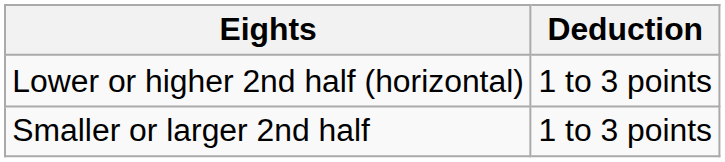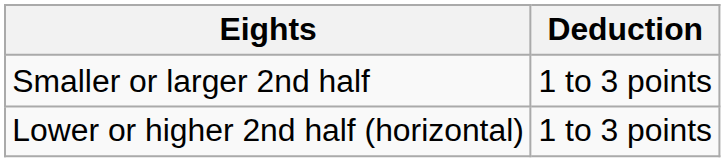rows swapped: (191, 130) <-> (268, 80)
